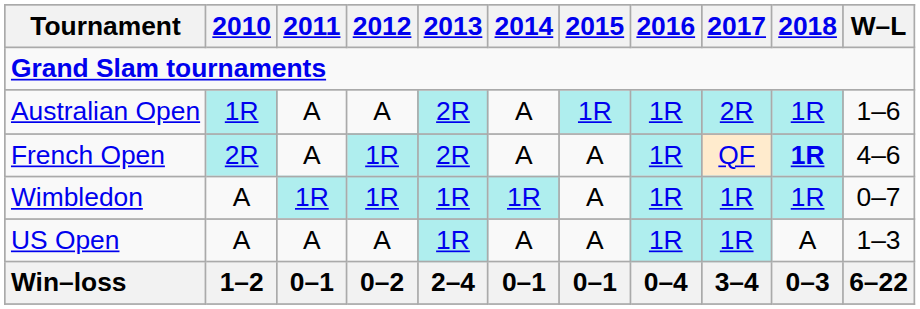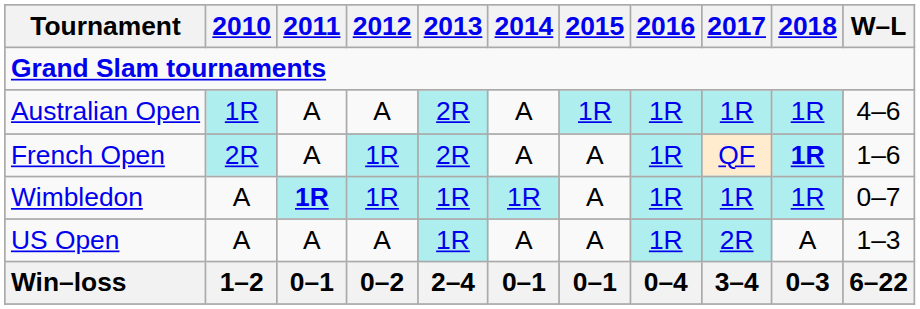(737, 111) 2R -> (737, 111) 1R
(879, 111) 1–6 -> (879, 111) 4–6
(879, 153) 4–6 -> (879, 153) 1–6
(312, 196) normal -> (312, 196) bold
(737, 239) 1R -> (737, 239) 2R
